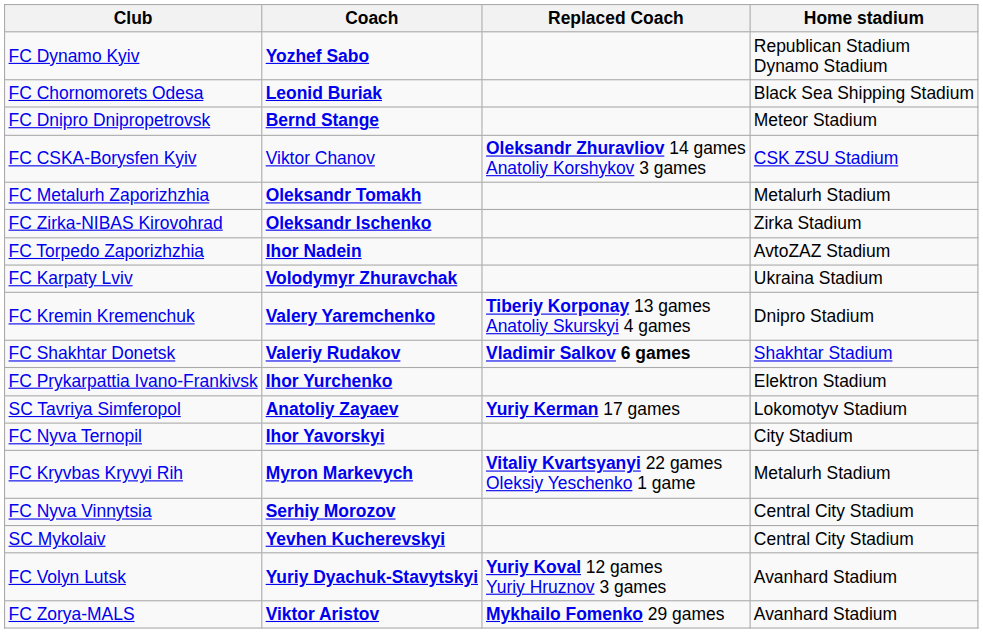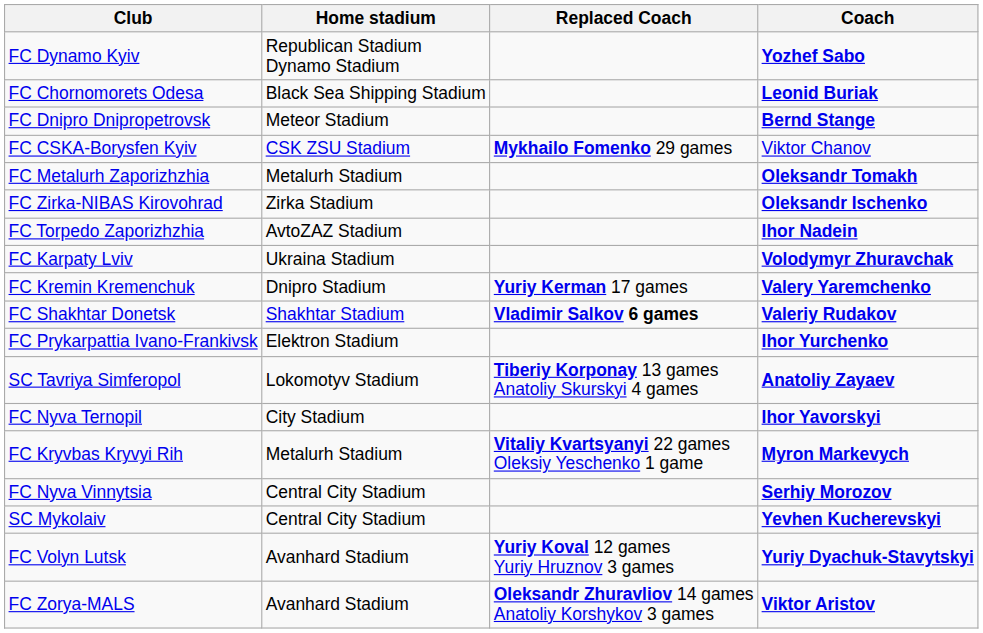columns swapped: (372, 18) <-> (864, 18)
(616, 158) Oleksandr Zhuravliov 14 games Anatoliy Korshykov 3 games -> (613, 148) Mykhailo Fomenko 29 games
(598, 316) Tiberiy Korponay 13 games Anatoliy Skurskyi 4 games -> (591, 286) Yuriy Kerman 17 games
(583, 409) Yuriy Kerman 17 games -> (606, 379) Tiberiy Korponay 13 games Anatoliy Skurskyi 4 games
(605, 614) Mykhailo Fomenko 29 games -> (624, 604) Oleksandr Zhuravliov 14 games Anatoliy Korshykov 3 games
